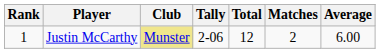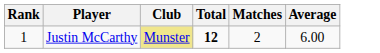- column: (211, 15)
(247, 37) normal -> (211, 37) bold
